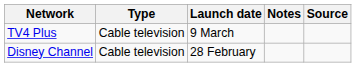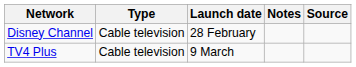rows swapped: (50, 52) <-> (32, 33)
